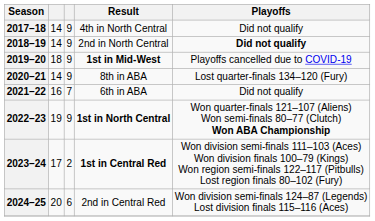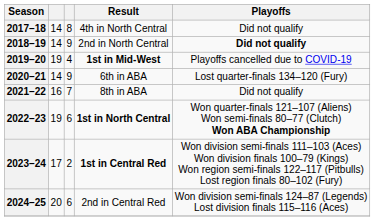(69, 28) 9 -> (69, 28) 8
(56, 60) 18 -> (56, 60) 19
(69, 60) 9 -> (69, 60) 4
(123, 76) 8th in ABA -> (123, 76) 6th in ABA
(123, 92) 6th in ABA -> (123, 92) 8th in ABA
(69, 119) 9 -> (69, 119) 6
